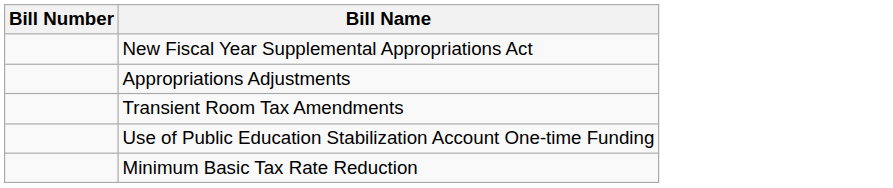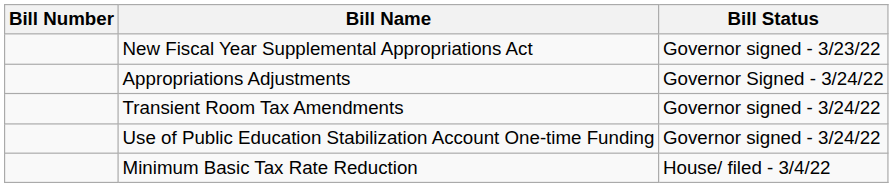+ column: (773, 19)
